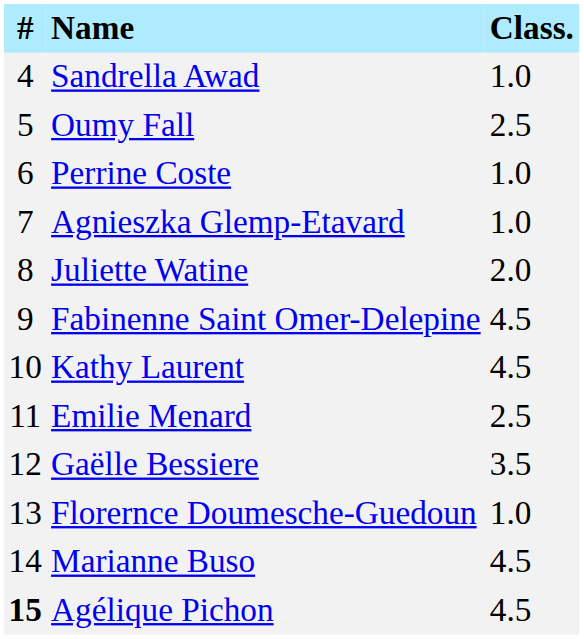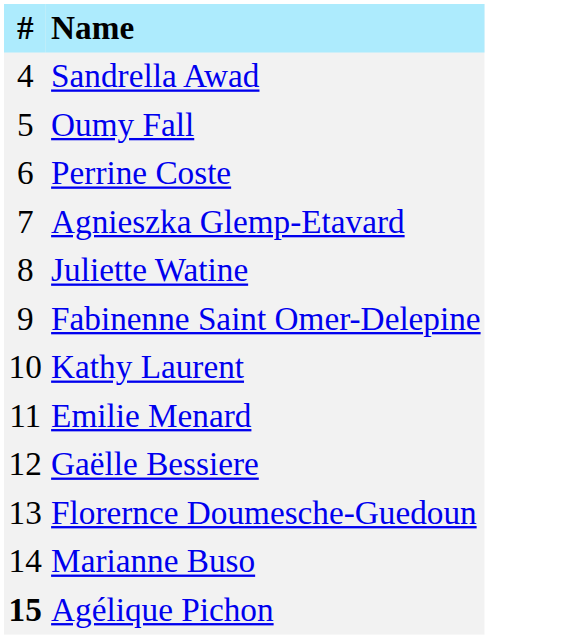- column: (532, 27)
